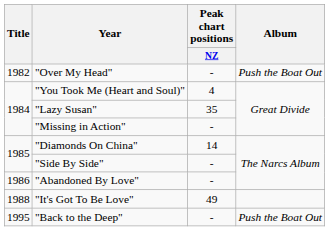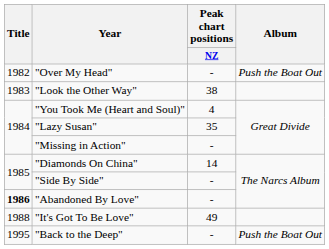+ row: (86, 91)
(18, 181) normal -> (18, 199) bold
